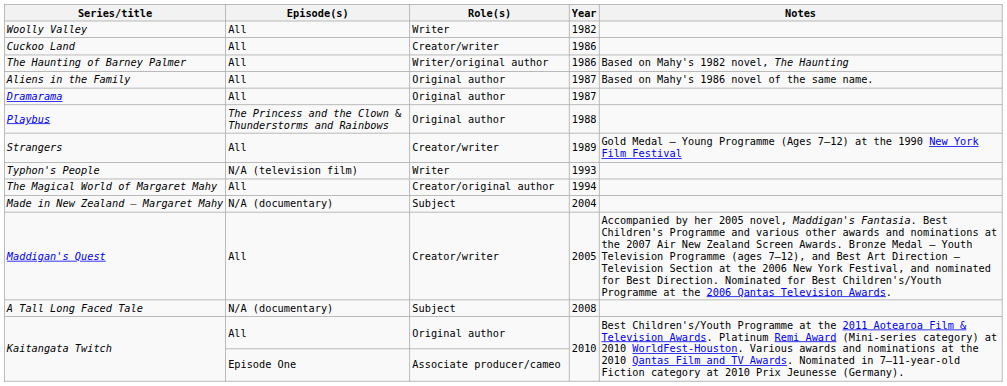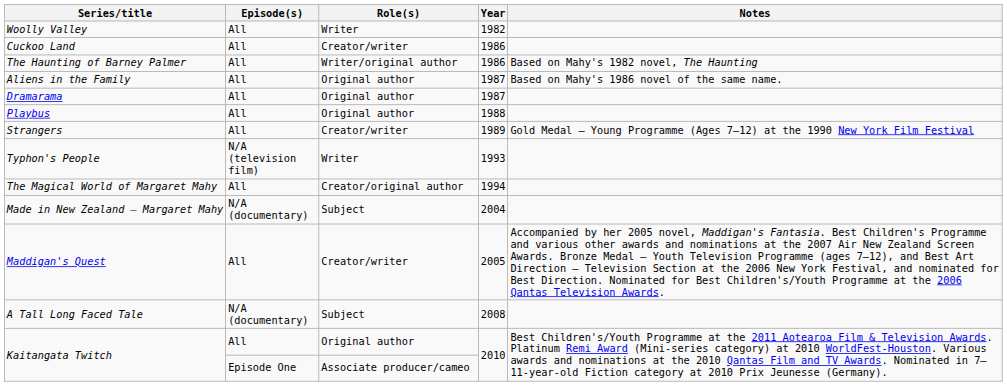(318, 119) The Princess and the Clown & Thunderstorms and Rainbows -> (237, 113) All
